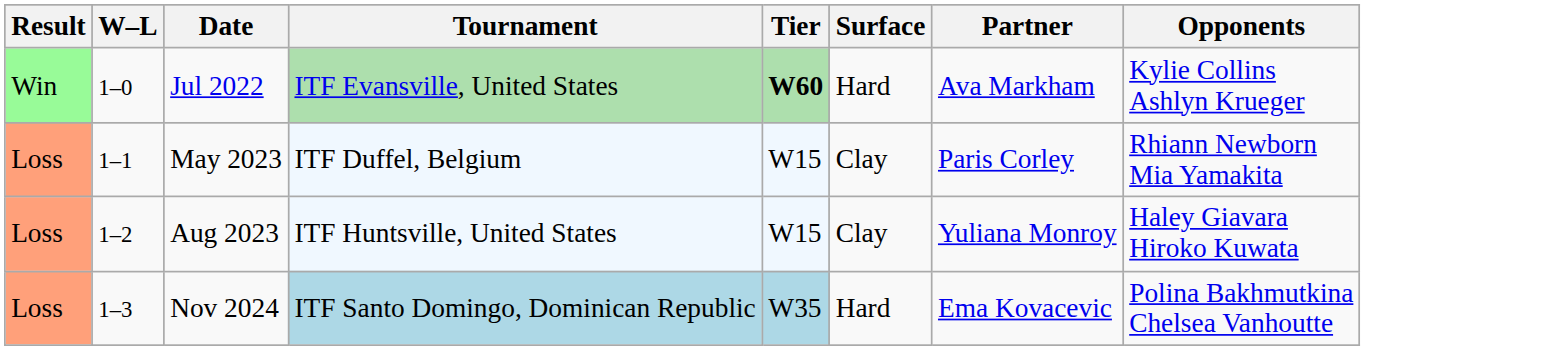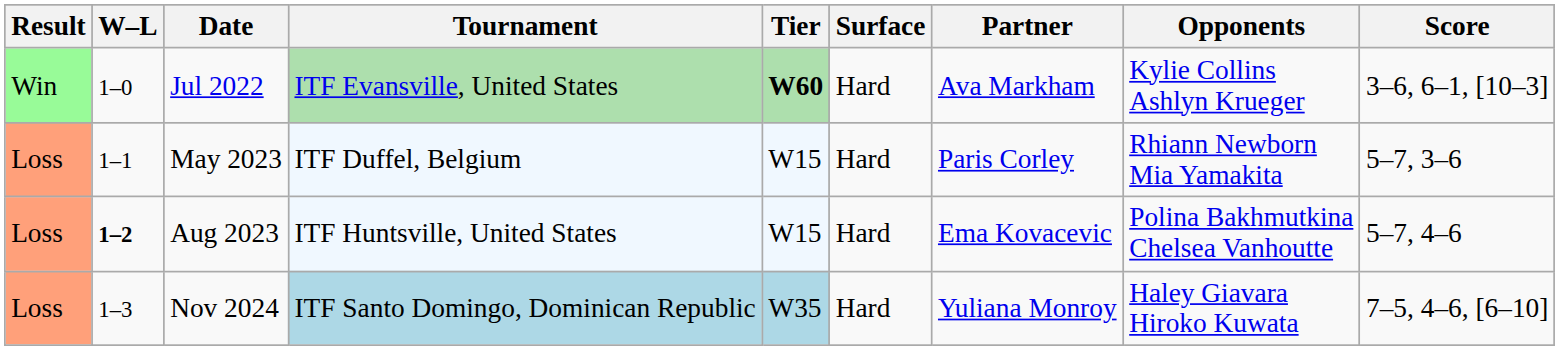+ column: (1457, 26)
(862, 159) Clay -> (863, 159) Hard
(115, 235) normal -> (115, 233) bold
(862, 233) Clay -> (863, 233) Hard
(1027, 233) Yuliana Monroy -> (1025, 233) Ema Kovacevic
(1214, 233) Haley Giavara Hiroko Kuwata -> (1241, 233) Polina Bakhmutkina Chelsea Vanhoutte
(1025, 307) Ema Kovacevic -> (1027, 307) Yuliana Monroy
(1241, 307) Polina Bakhmutkina Chelsea Vanhoutte -> (1214, 307) Haley Giavara Hiroko Kuwata
